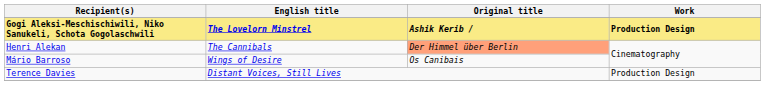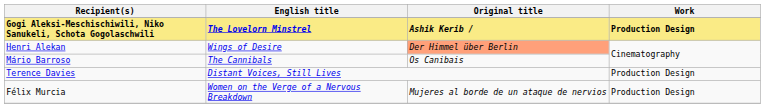(240, 47) The Cannibals -> (245, 47) Wings of Desire
(245, 60) Wings of Desire -> (240, 60) The Cannibals
+ row: (36, 92)
